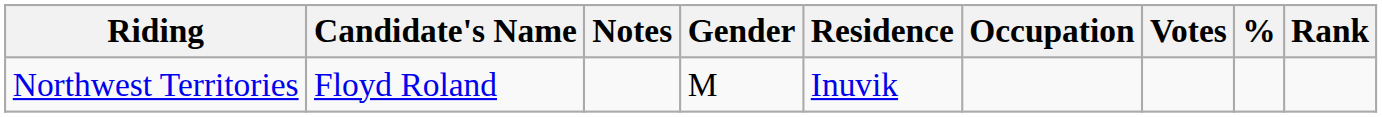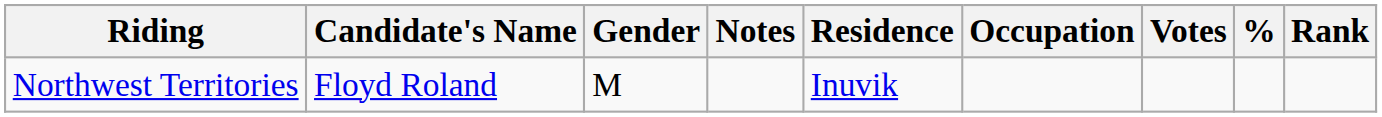columns swapped: (632, 31) <-> (741, 31)
